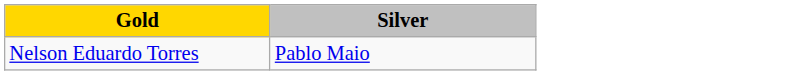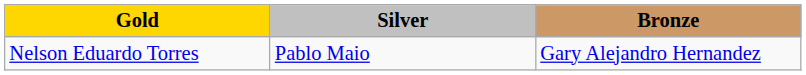+ column: (668, 20)
